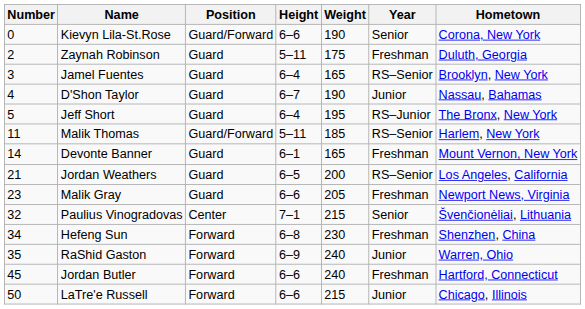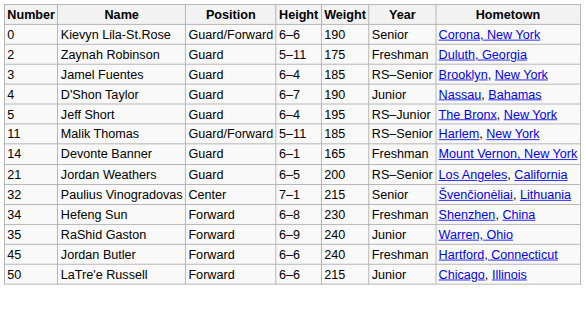(335, 75) 165 -> (335, 75) 185
- row: (91, 194)
